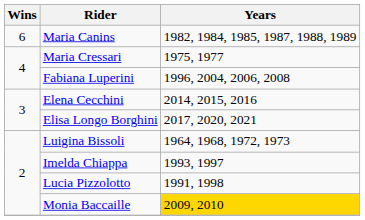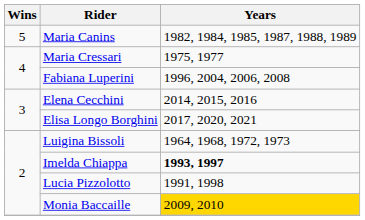(22, 36) 6 -> (22, 36) 5
(194, 162) normal -> (194, 162) bold
